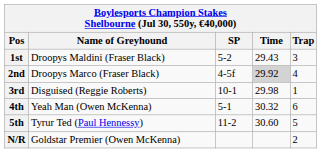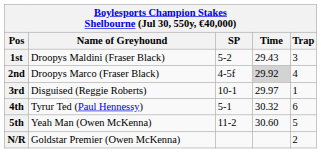(267, 90) 29.98 -> (267, 90) 29.97
(91, 106) Yeah Man (Owen McKenna) -> (87, 106) Tyrur Ted (Paul Hennessy)
(87, 123) Tyrur Ted (Paul Hennessy) -> (91, 123) Yeah Man (Owen McKenna)
